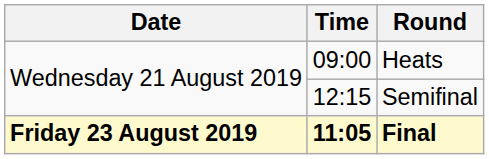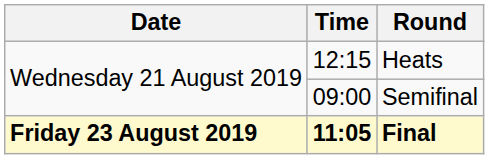(342, 60) 09:00 -> (342, 60) 12:15
(342, 97) 12:15 -> (342, 97) 09:00
